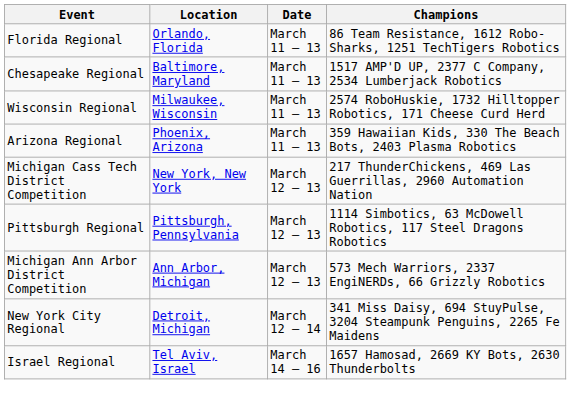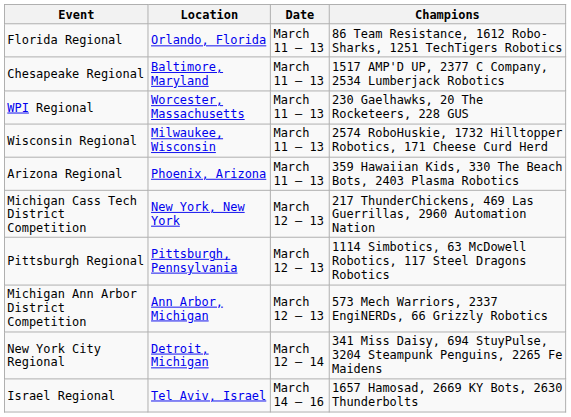+ row: (51, 107)
